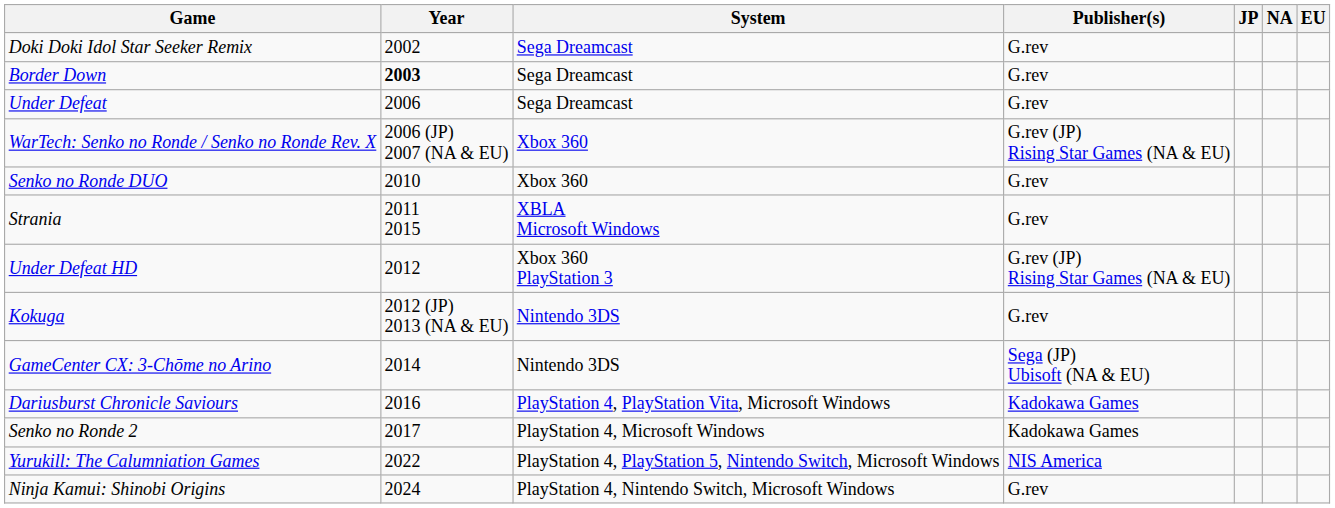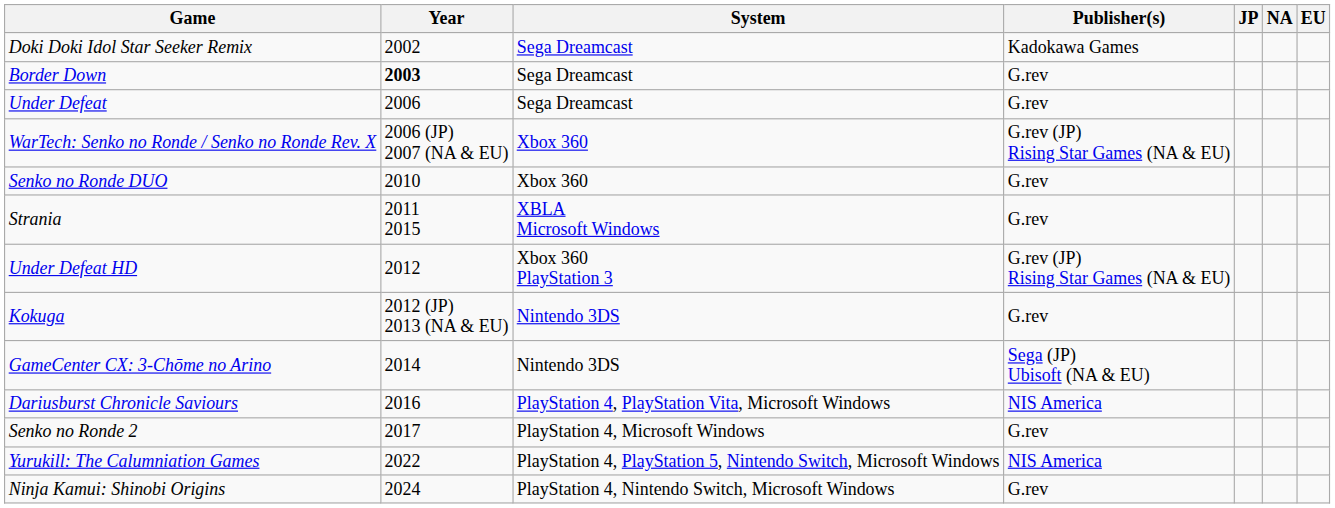(1028, 47) G.rev -> (1073, 47) Kadokawa Games
(1073, 403) Kadokawa Games -> (1055, 403) NIS America
(1073, 432) Kadokawa Games -> (1028, 432) G.rev
